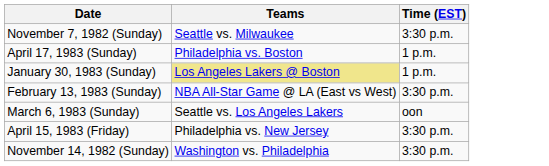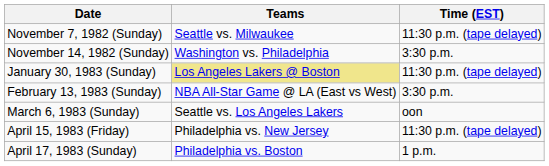(428, 33) 3:30 p.m. -> (472, 33) 11:30 p.m. (tape delayed)
rows swapped: (88, 151) <-> (72, 53)
(419, 72) 1 p.m. -> (472, 72) 11:30 p.m. (tape delayed)
(428, 131) 3:30 p.m. -> (472, 131) 11:30 p.m. (tape delayed)
